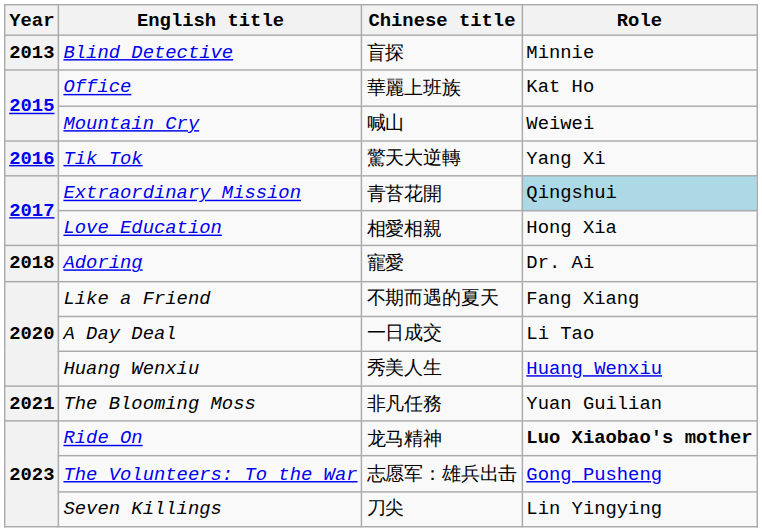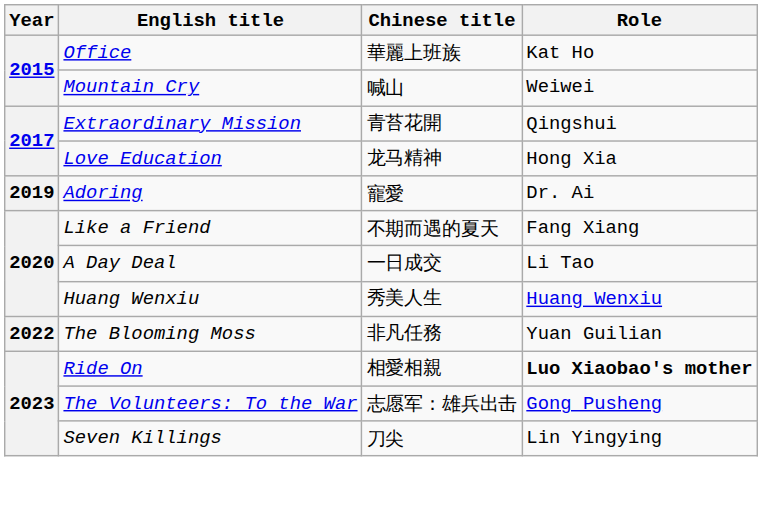- row: (148, 53)
- row: (103, 158)
(572, 193) lightblue background -> (572, 123) no background
(404, 229) 相愛相親 -> (404, 159) 龙马精神
(32, 263) 2018 -> (32, 193) 2019
(32, 404) 2021 -> (32, 334) 2022
(404, 439) 龙马精神 -> (404, 369) 相愛相親
